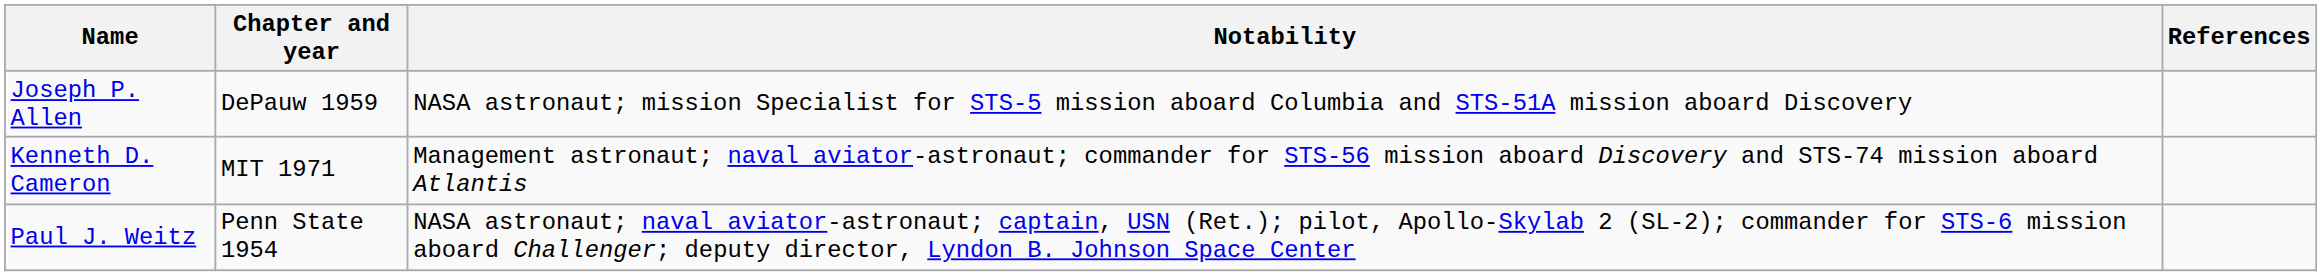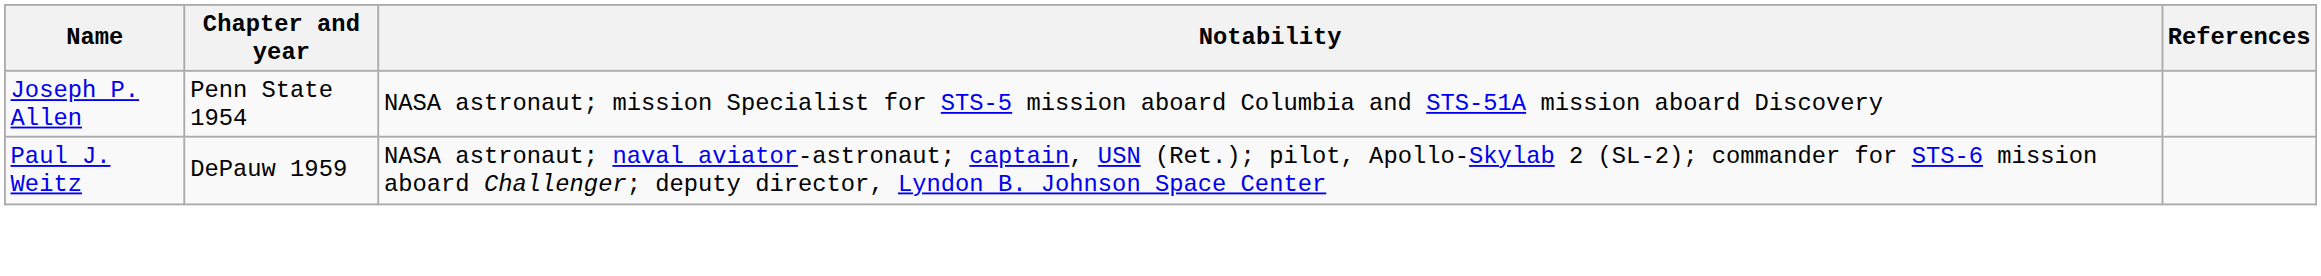(300, 104) DePauw 1959 -> (262, 104) Penn State 1954
- row: (82, 170)
(292, 237) Penn State 1954 -> (269, 170) DePauw 1959
